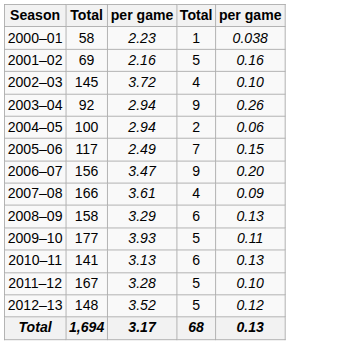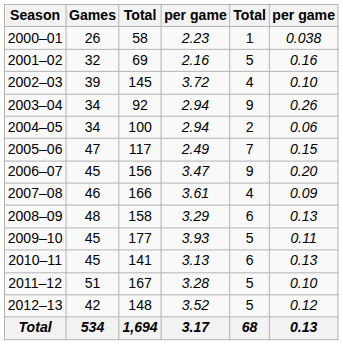+ column: (92, 15)
